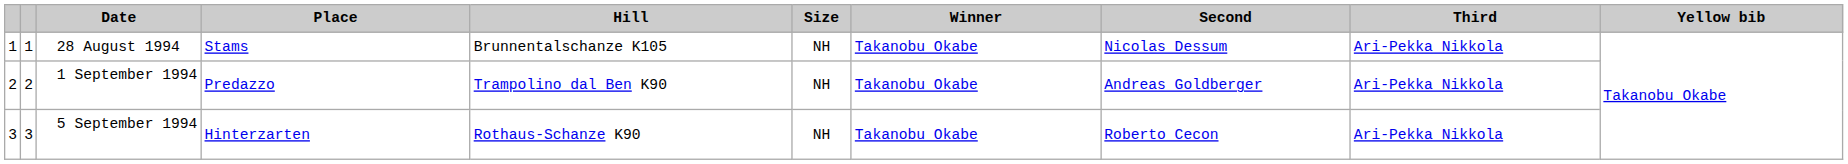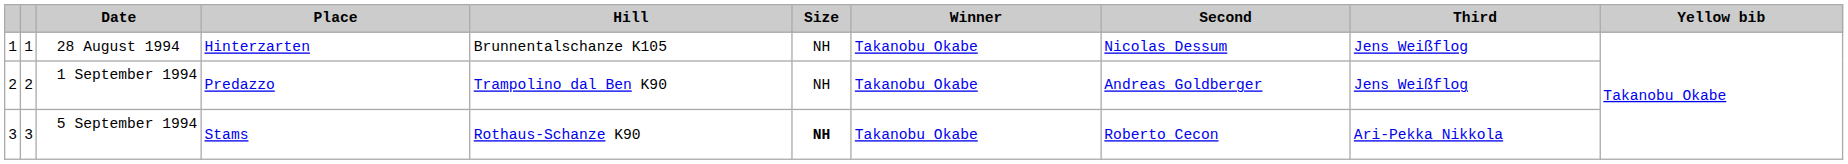(226, 47) Stams -> (257, 47) Hinterzarten
(1429, 47) Ari-Pekka Nikkola -> (1411, 47) Jens Weißflog
(1429, 86) Ari-Pekka Nikkola -> (1411, 86) Jens Weißflog
(257, 135) Hinterzarten -> (226, 135) Stams
(821, 135) normal -> (821, 135) bold
